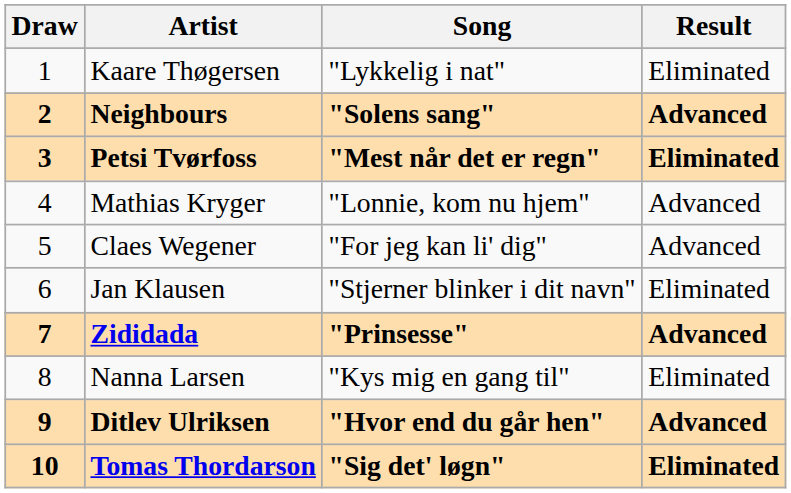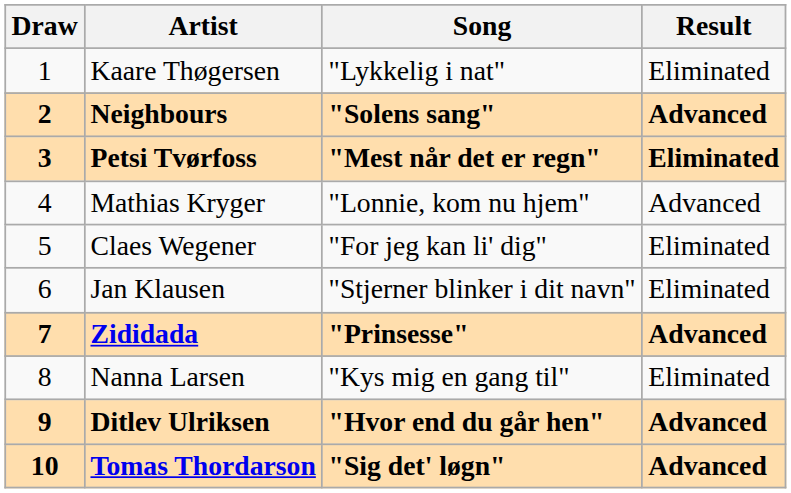(704, 245) Advanced -> (709, 245) Eliminated
(714, 465) Eliminated -> (708, 465) Advanced
